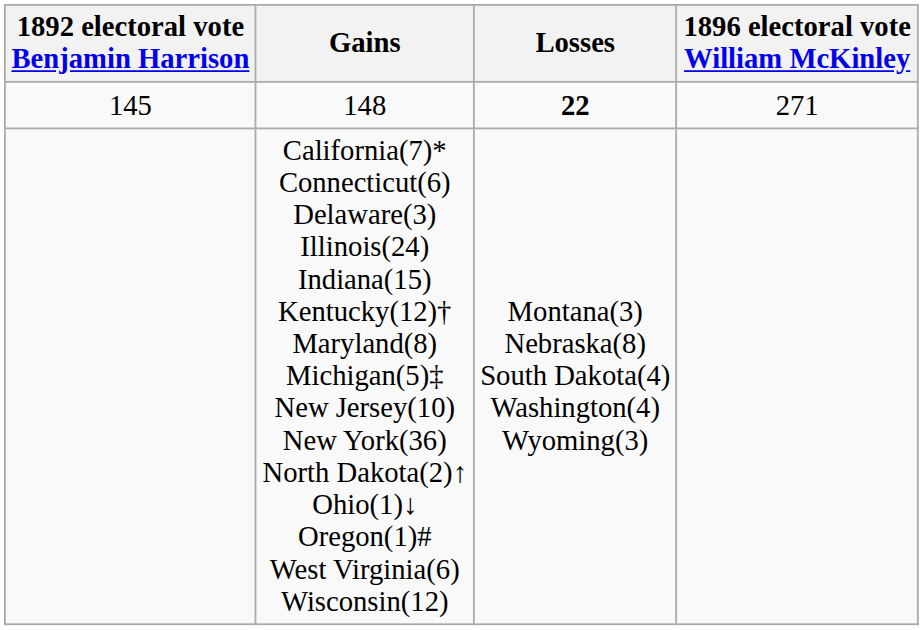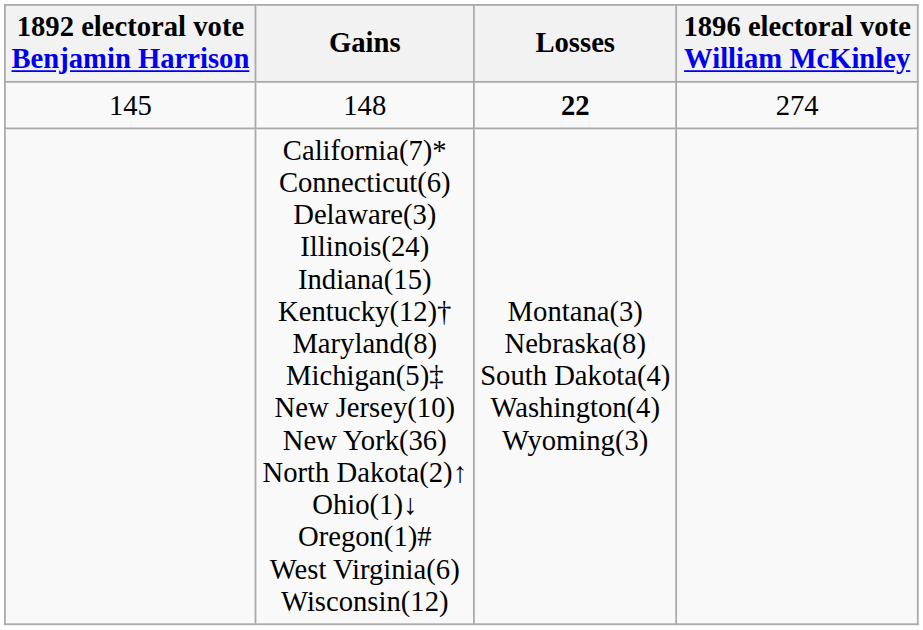(797, 104) 271 -> (797, 104) 274
